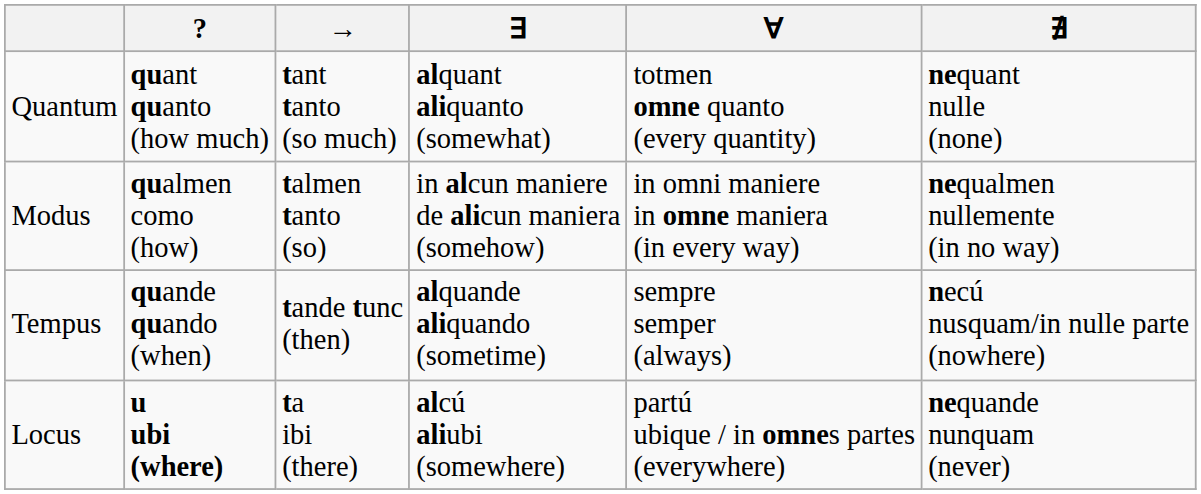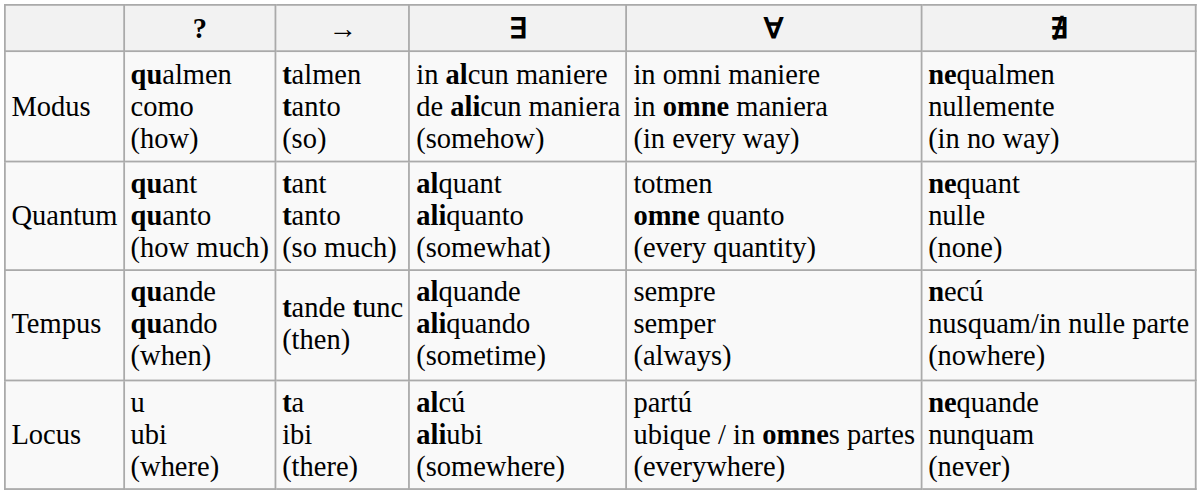rows swapped: (64, 106) <-> (51, 215)
(177, 433) bold -> (175, 433) normal
